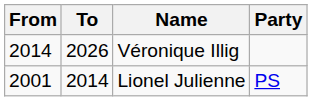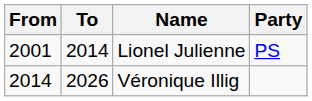rows swapped: (181, 80) <-> (178, 50)
